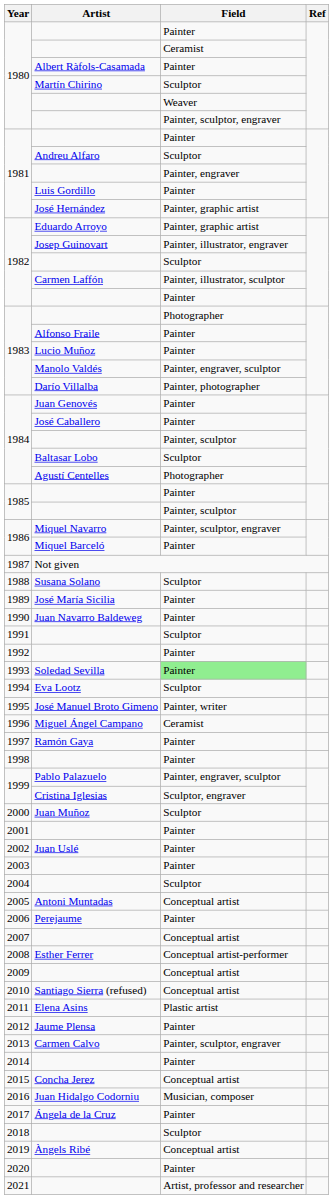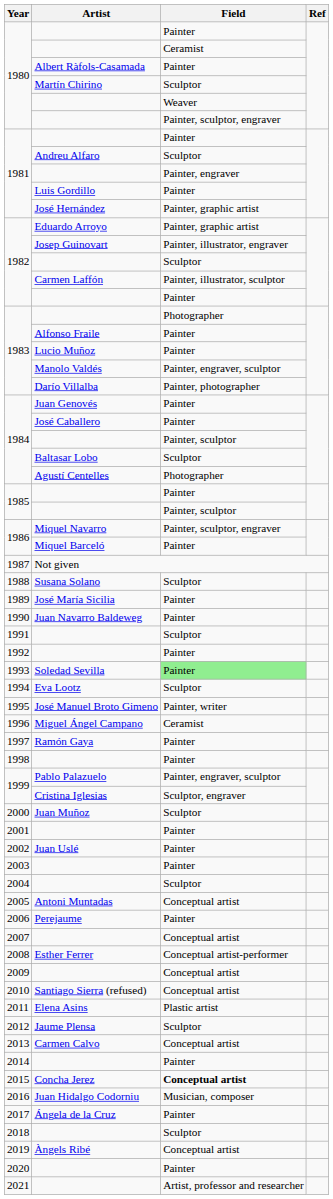(179, 1025) Painter -> (182, 1025) Sculptor
(222, 1043) Painter, sculptor, engraver -> (201, 1043) Conceptual artist
(201, 1079) normal -> (205, 1079) bold
